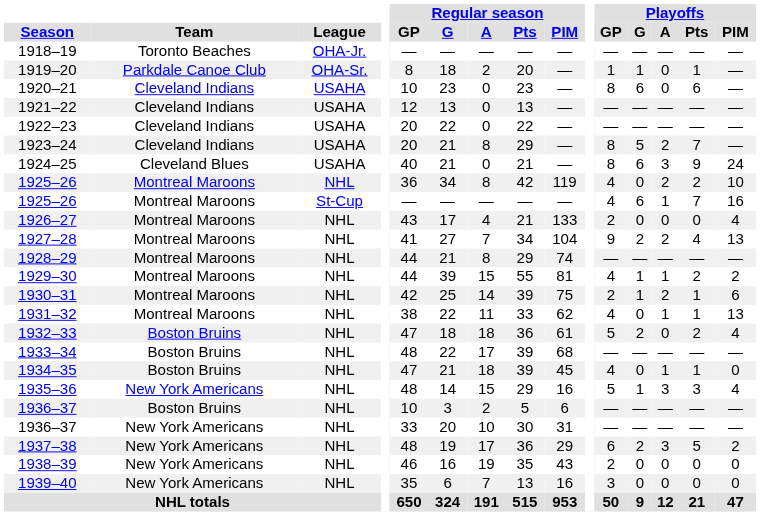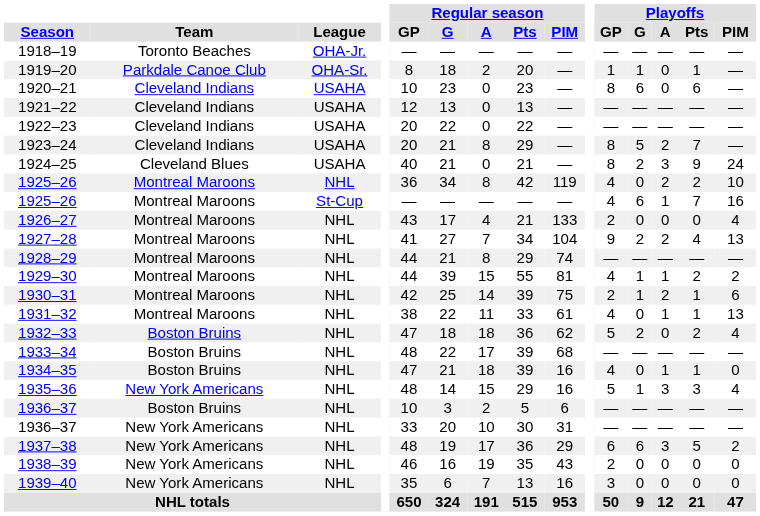(640, 163) 6 -> (640, 163) 2
(565, 314) 62 -> (565, 314) 61
(565, 333) 61 -> (565, 333) 62
(565, 370) 45 -> (565, 370) 16
(640, 445) 2 -> (640, 445) 6
